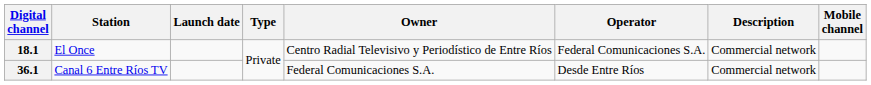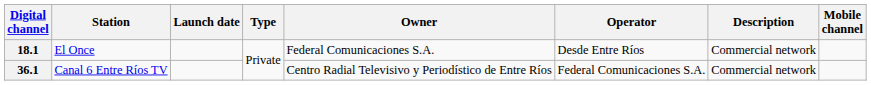(419, 50) Centro Radial Televisivo y Periodístico de Entre Ríos -> (360, 50) Federal Comunicaciones S.A.
(631, 50) Federal Comunicaciones S.A. -> (601, 50) Desde Entre Ríos
(360, 70) Federal Comunicaciones S.A. -> (419, 70) Centro Radial Televisivo y Periodístico de Entre Ríos
(601, 70) Desde Entre Ríos -> (631, 70) Federal Comunicaciones S.A.
